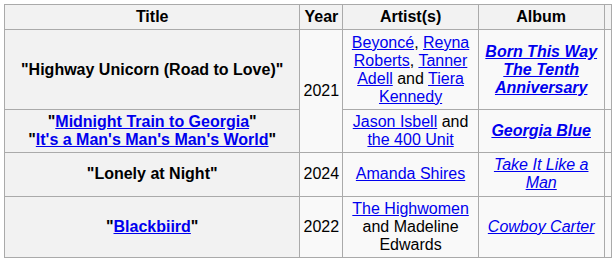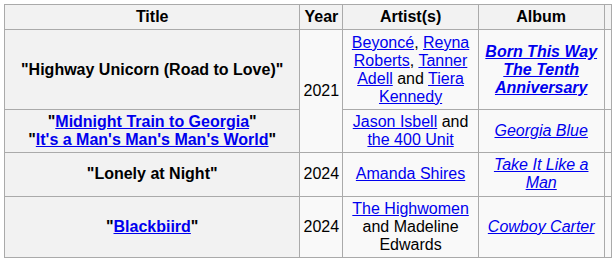(541, 130) bold -> (541, 130) normal
(321, 226) 2022 -> (321, 226) 2024
